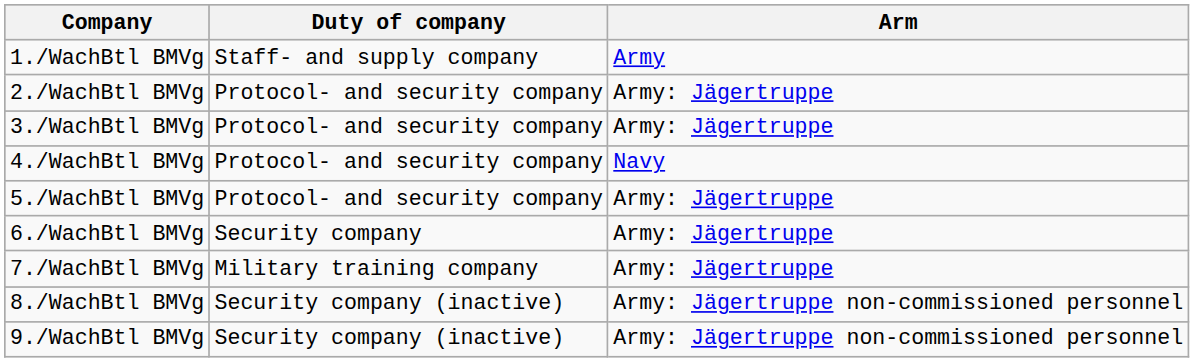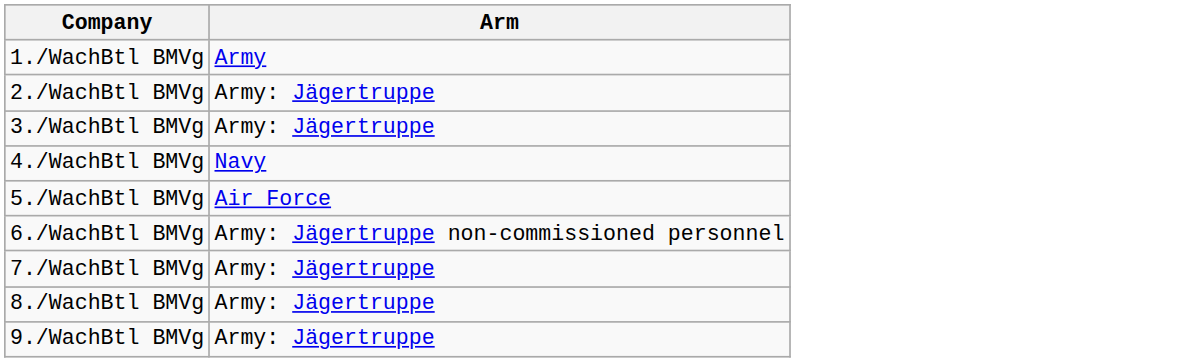- column: (409, 22)
(723, 198) Army: Jägertruppe -> (273, 198) Air Force
(723, 233) Army: Jägertruppe -> (499, 233) Army: Jägertruppe non-commissioned personnel
(898, 304) Army: Jägertruppe non-commissioned personnel -> (325, 304) Army: Jägertruppe
(898, 339) Army: Jägertruppe non-commissioned personnel -> (325, 339) Army: Jägertruppe
